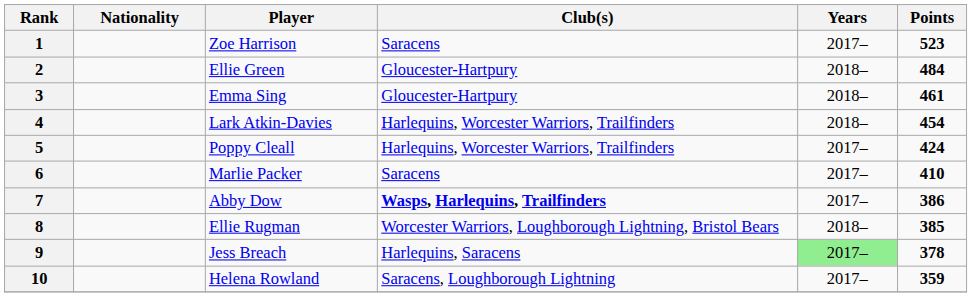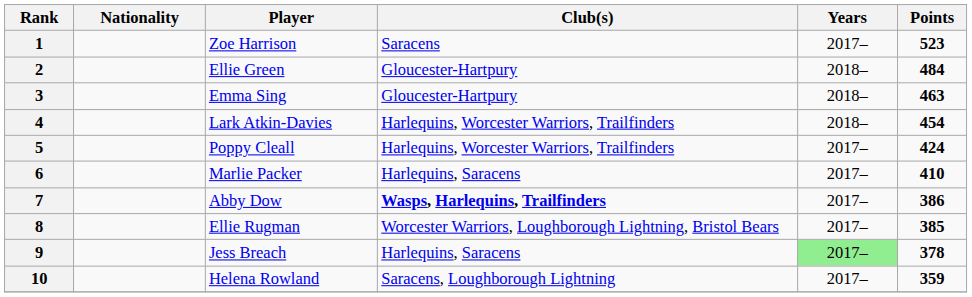(932, 95) 461 -> (932, 95) 463
(411, 174) Saracens -> (451, 174) Harlequins, Saracens
(847, 226) 2018– -> (847, 226) 2017–
